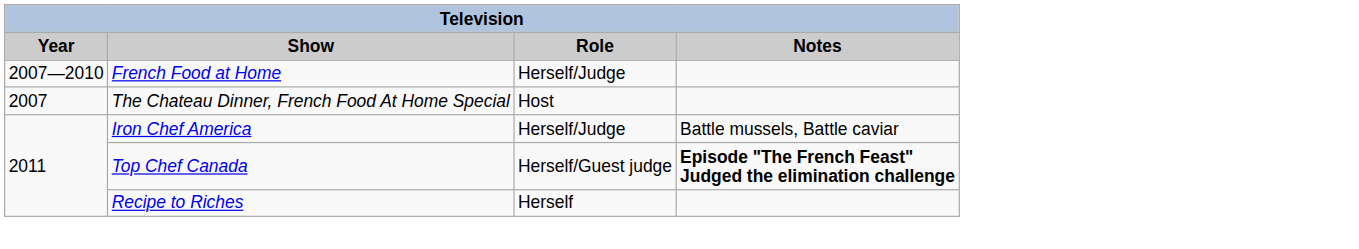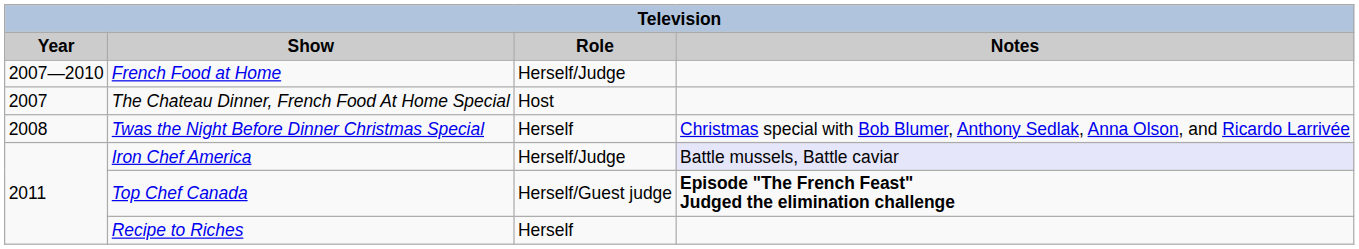+ row: (298, 129)
(789, 129) no background -> (789, 156) lavender background
